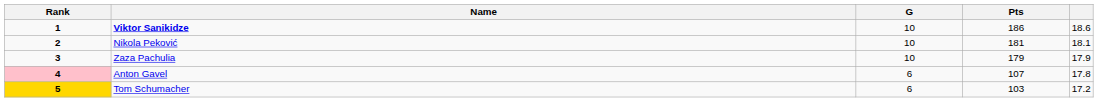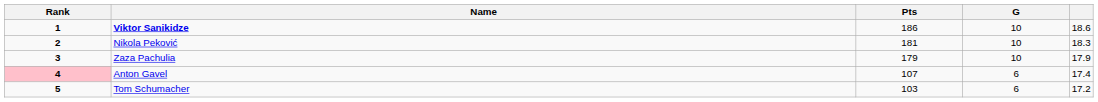columns swapped: (909, 12) <-> (1016, 12)
(1081, 43) 18.1 -> (1081, 43) 18.3
(1081, 74) 17.8 -> (1081, 74) 17.4
(58, 89) gold background -> (58, 89) no background
